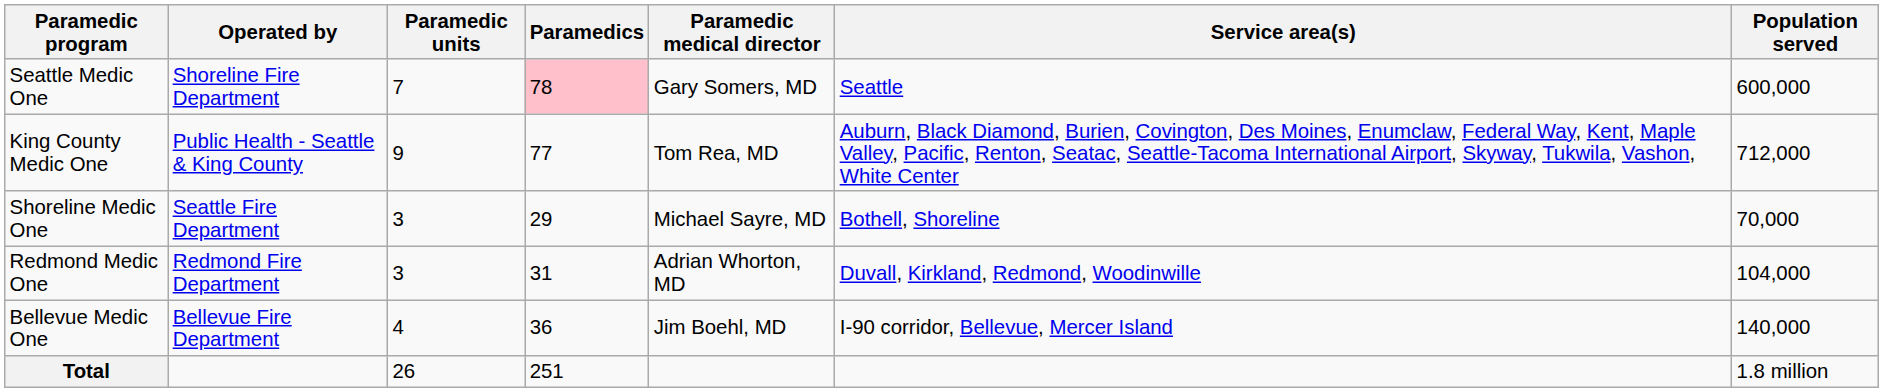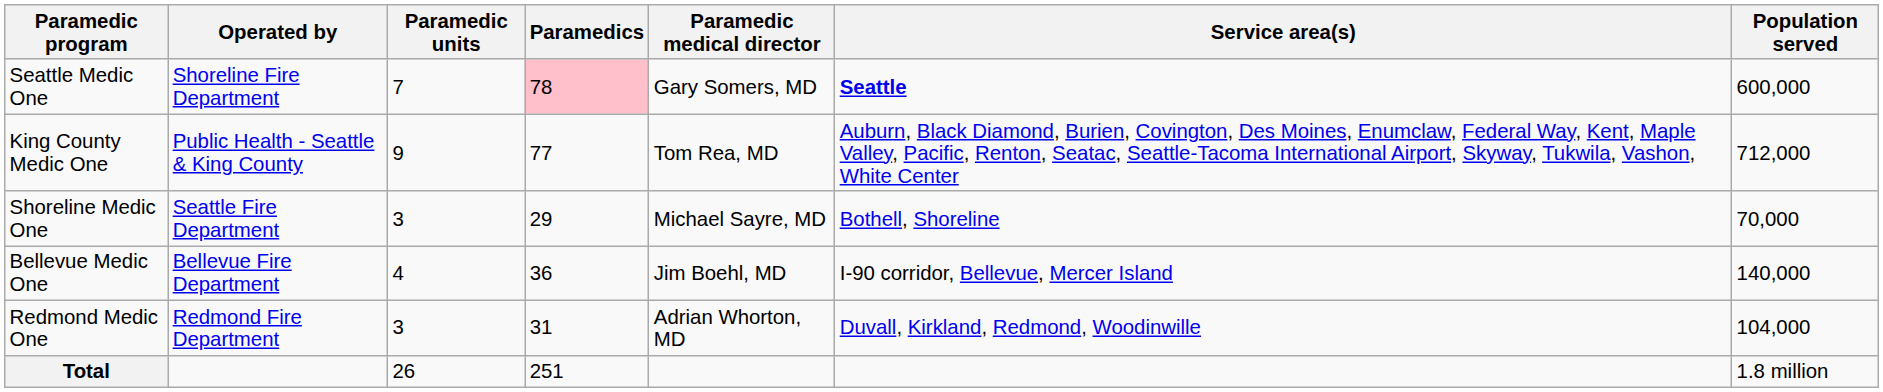(871, 86) normal -> (873, 86) bold
rows swapped: (79, 327) <-> (84, 273)
